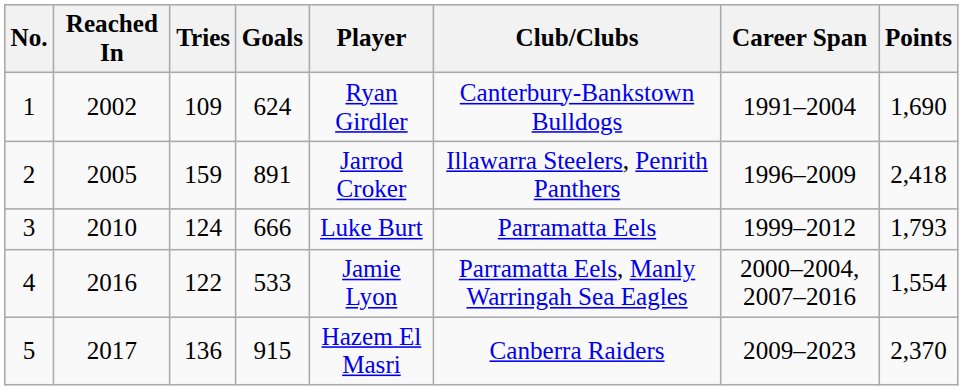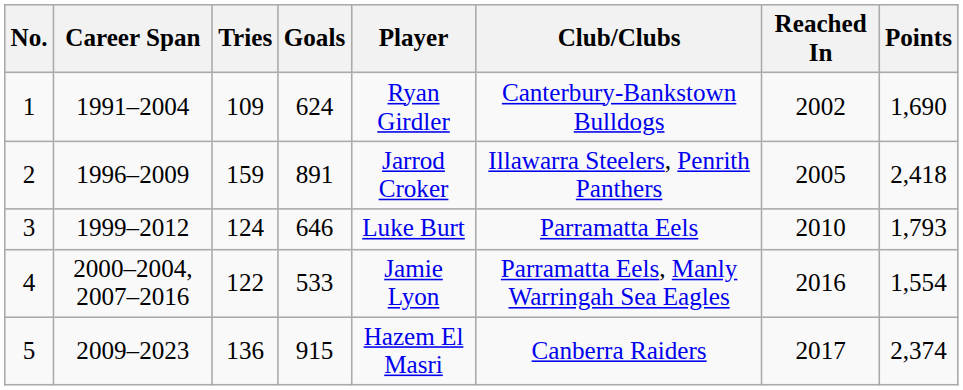columns swapped: (112, 38) <-> (800, 38)
(272, 228) 666 -> (314, 228) 646
(918, 350) 2,370 -> (918, 350) 2,374
